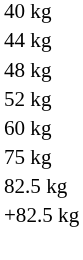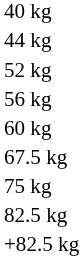- row: (28, 69)
+ row: (28, 98)
+ row: (36, 156)
